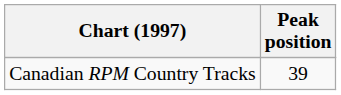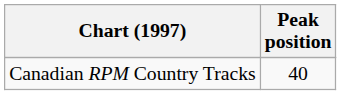(298, 73) 39 -> (298, 73) 40
